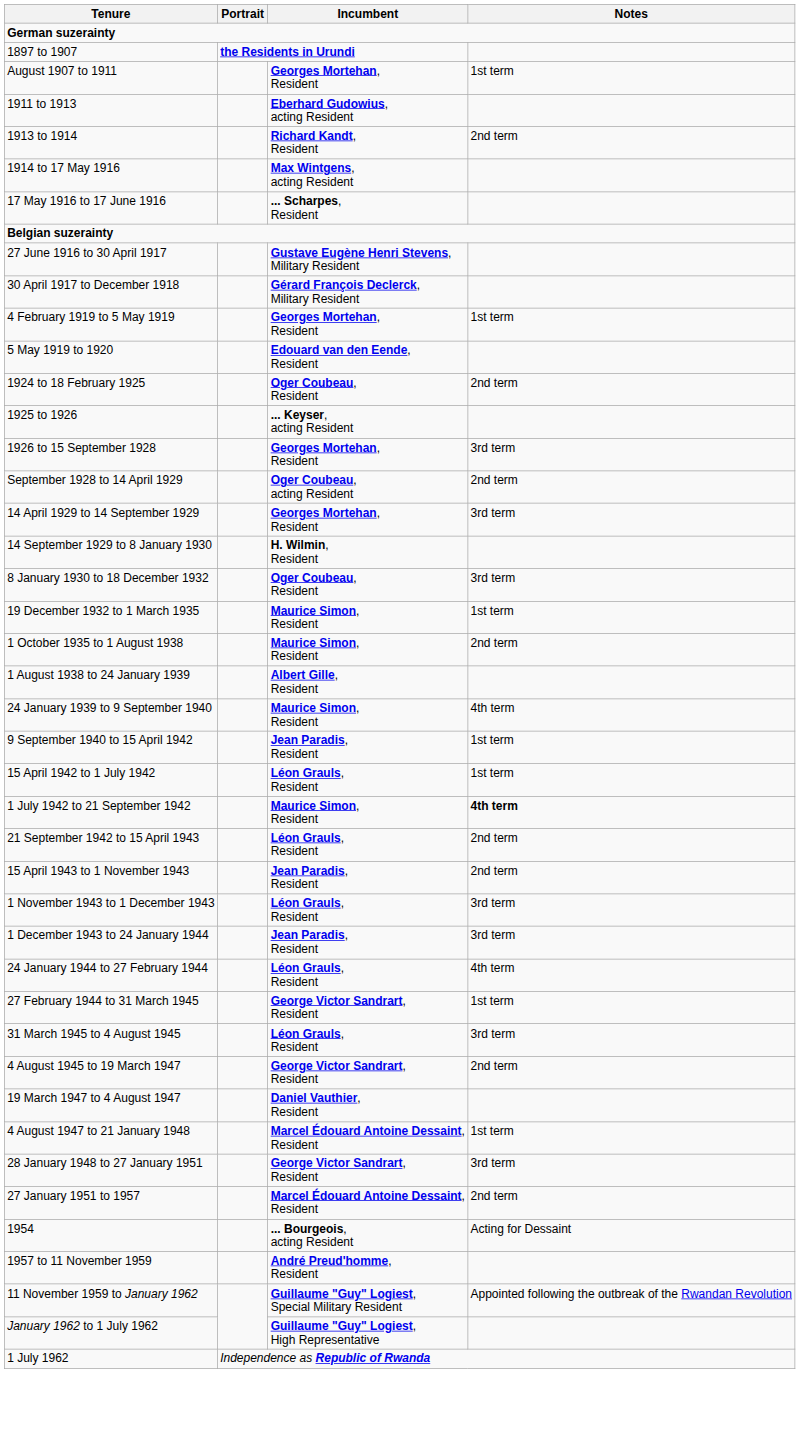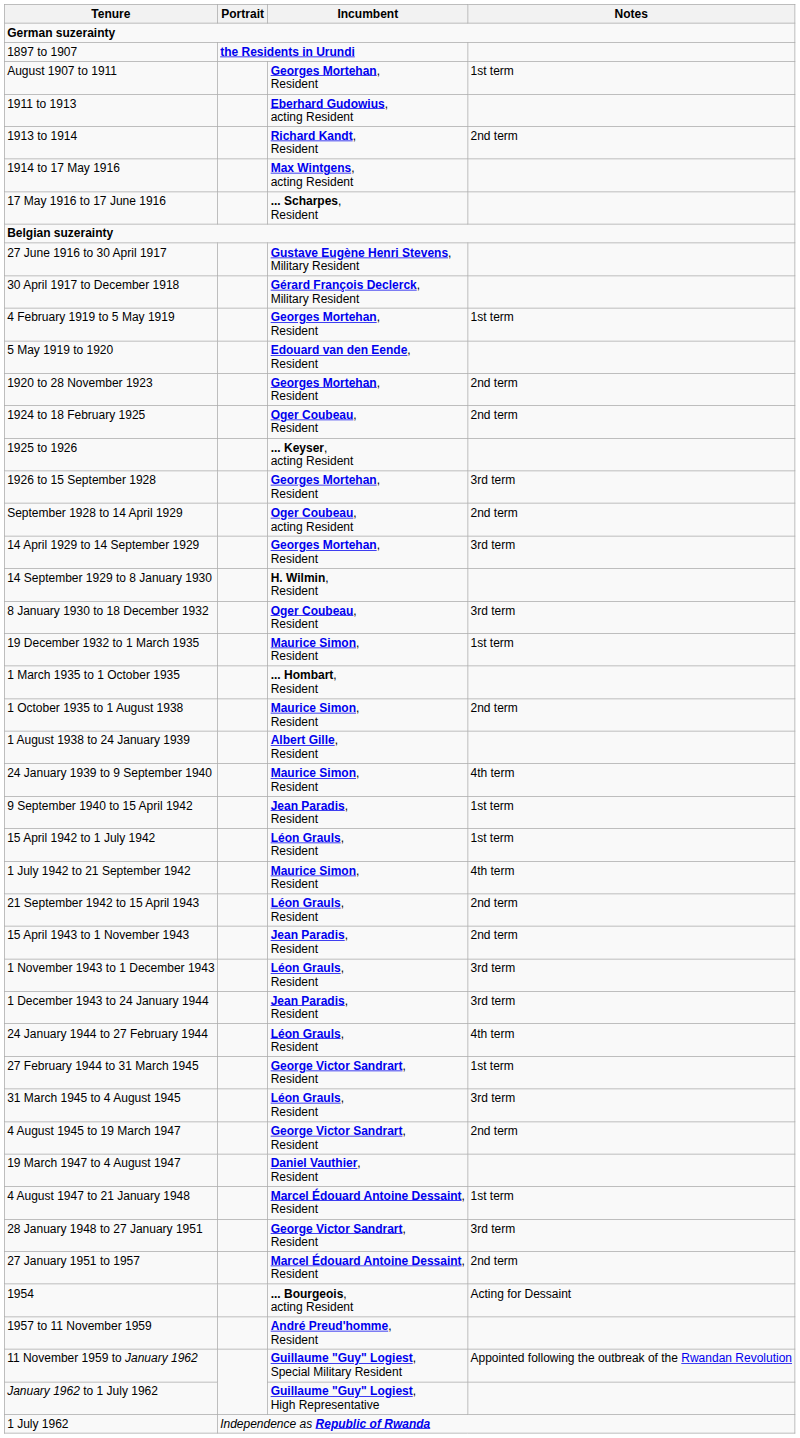+ row: (80, 382)
+ row: (94, 675)
(494, 805) bold -> (492, 870) normal
